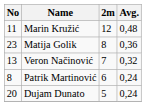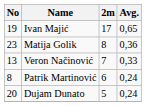+ row: (46, 28)
- row: (52, 28)
(128, 61) 0,32 -> (128, 61) 0,33
